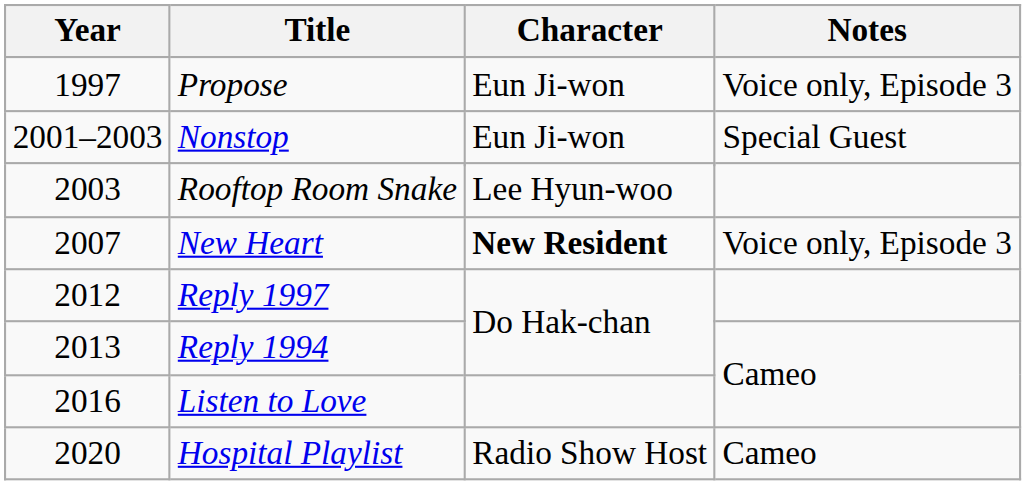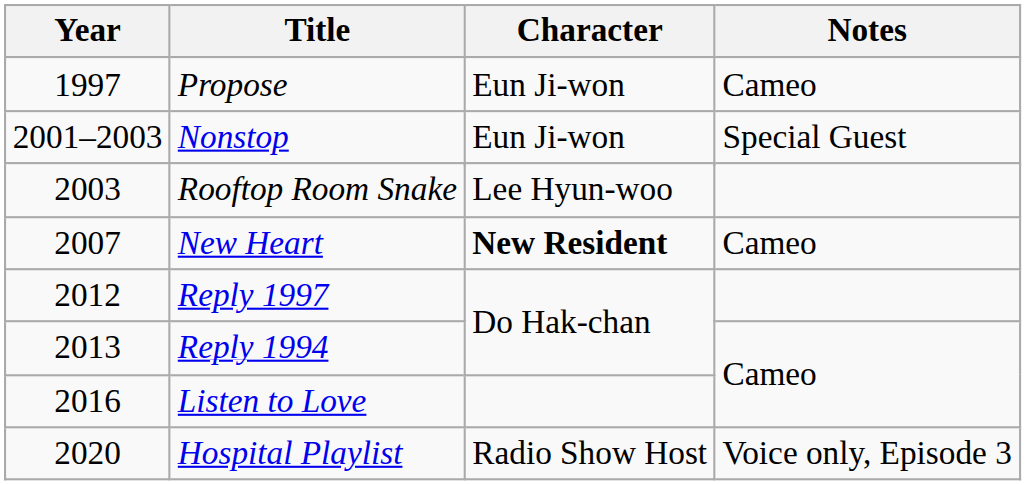(867, 83) Voice only, Episode 3 -> (770, 83) Cameo
(867, 242) Voice only, Episode 3 -> (770, 242) Cameo
(770, 453) Cameo -> (867, 453) Voice only, Episode 3
